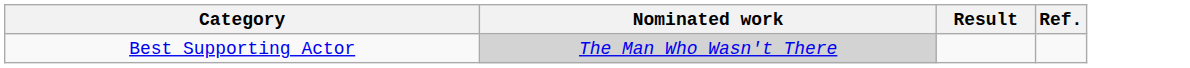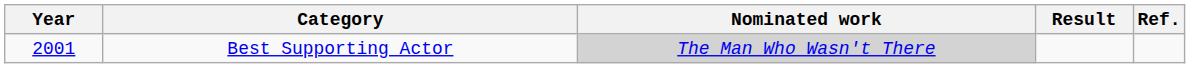+ column: (54, 19)
